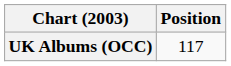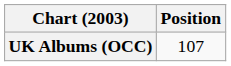(191, 46) 117 -> (191, 46) 107
